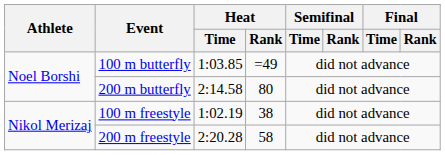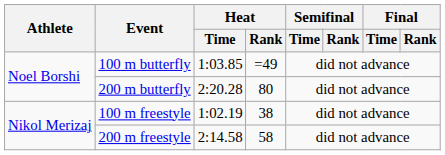(220, 89) 2:14.58 -> (220, 89) 2:20.28
(220, 138) 2:20.28 -> (220, 138) 2:14.58
